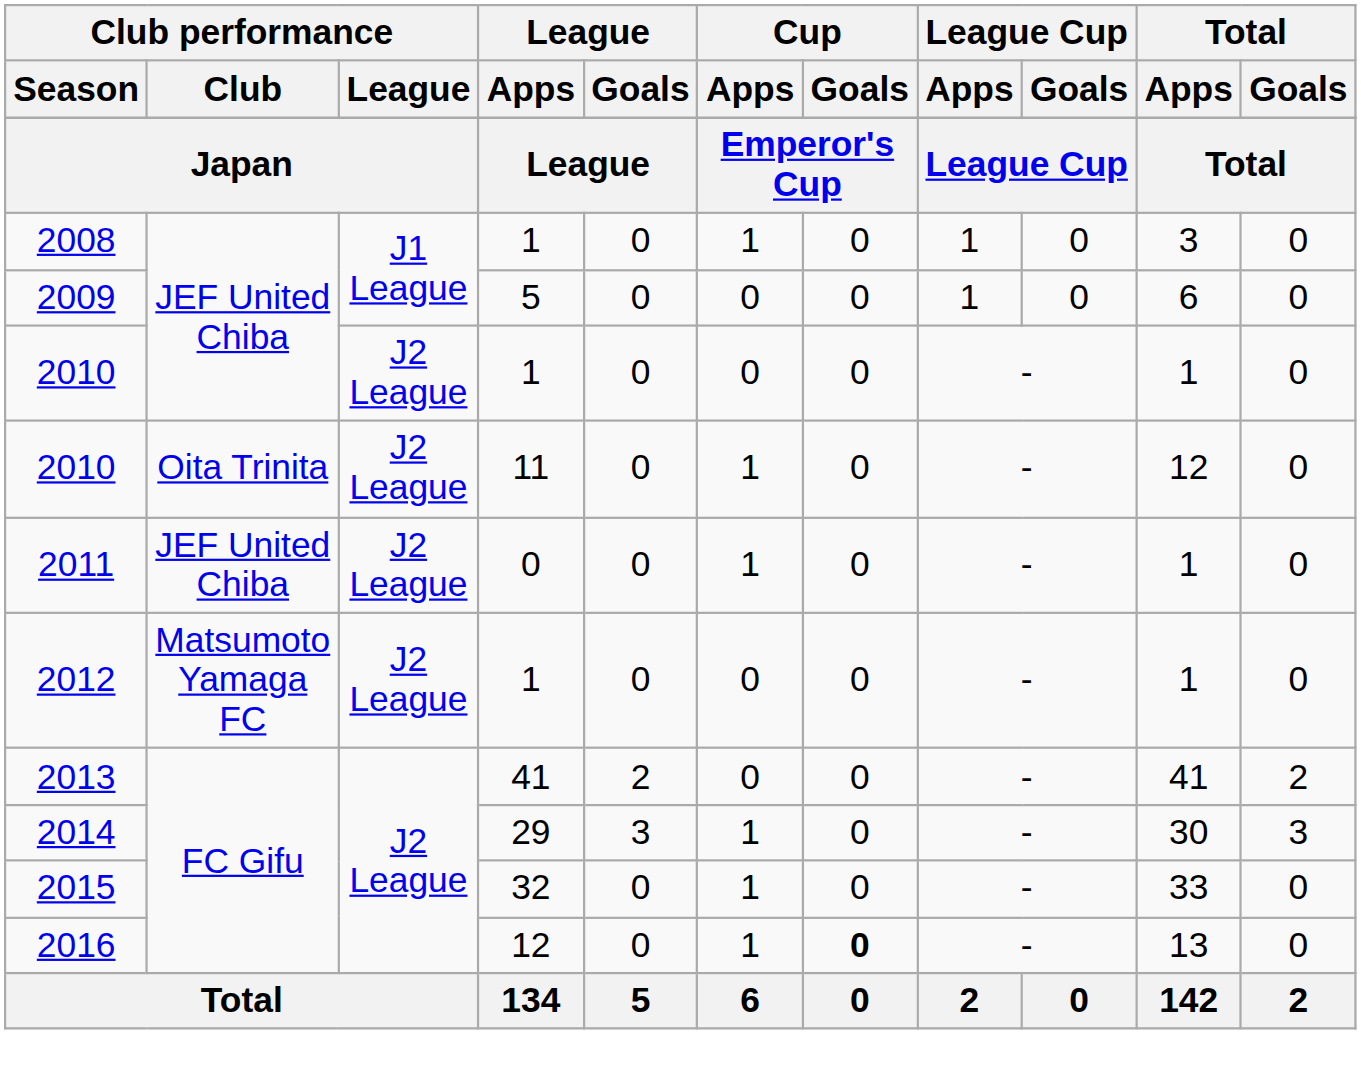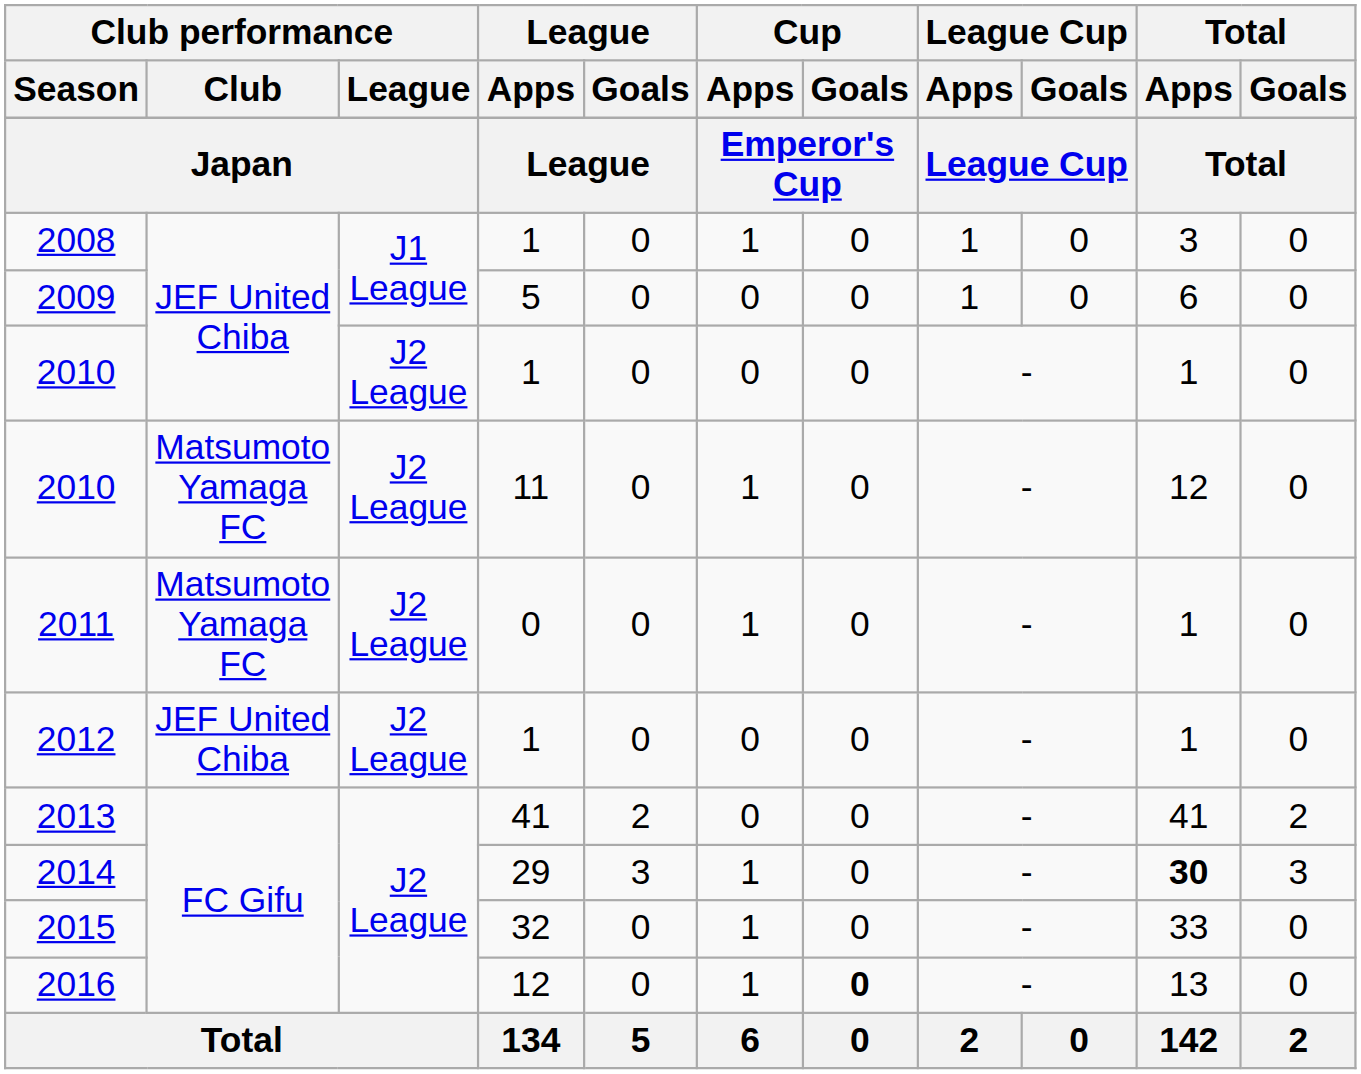(243, 468) Oita Trinita -> (243, 488) Matsumoto Yamaga FC
(243, 564) JEF United Chiba -> (243, 623) Matsumoto Yamaga FC
(243, 680) Matsumoto Yamaga FC -> (243, 739) JEF United Chiba
(1189, 832) normal -> (1189, 871) bold
